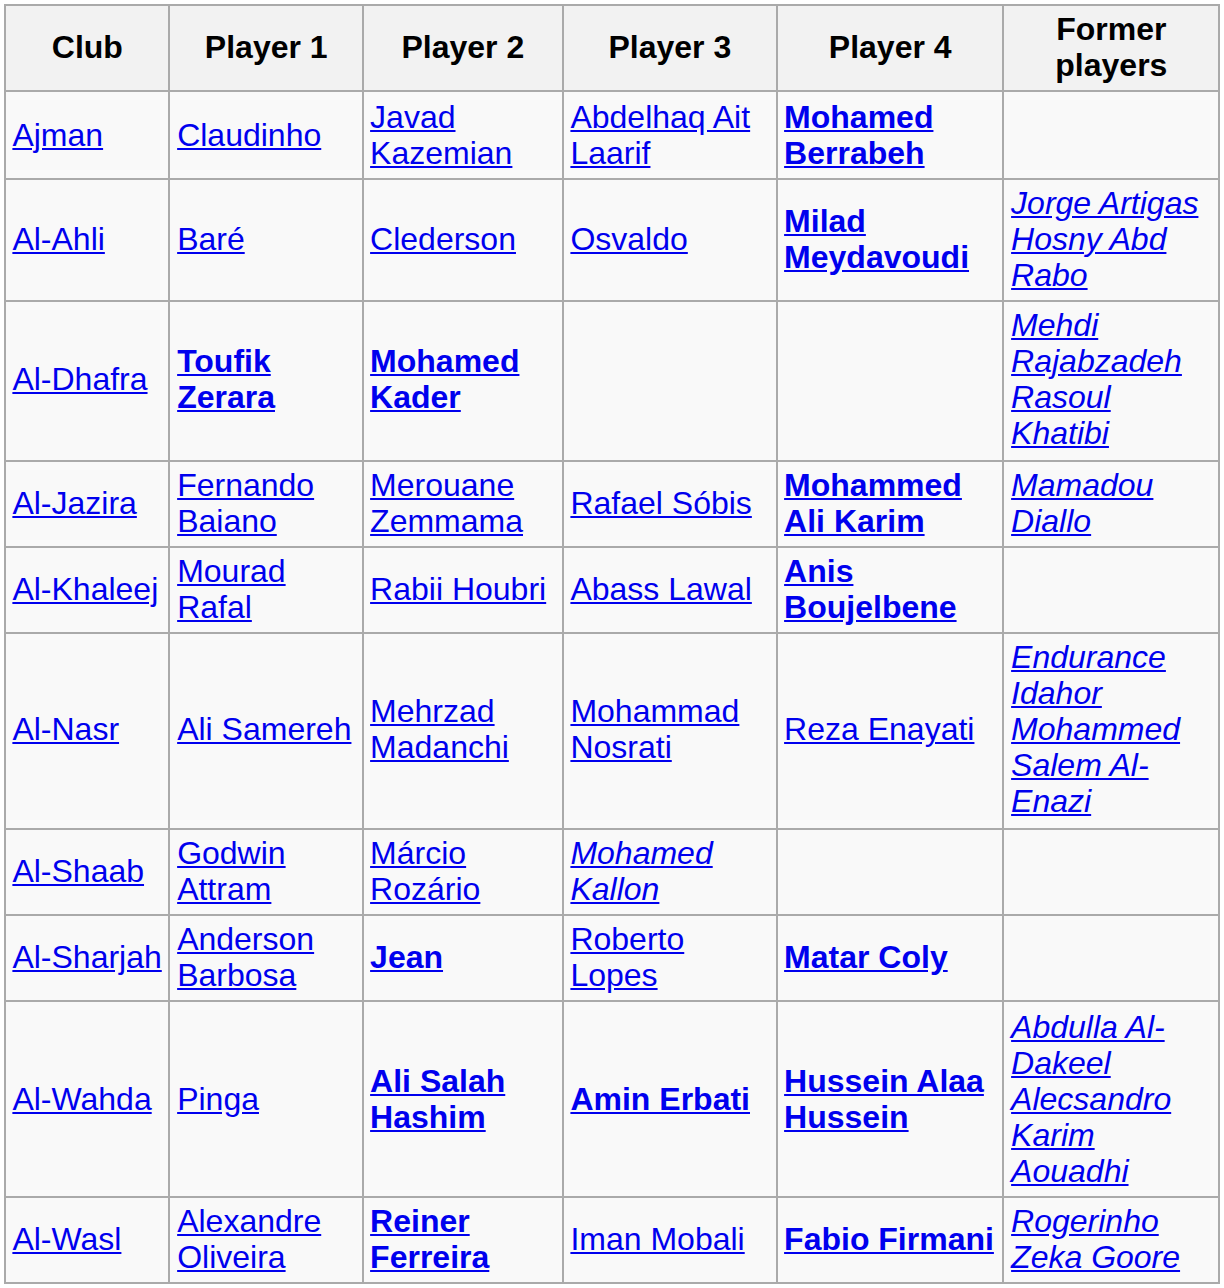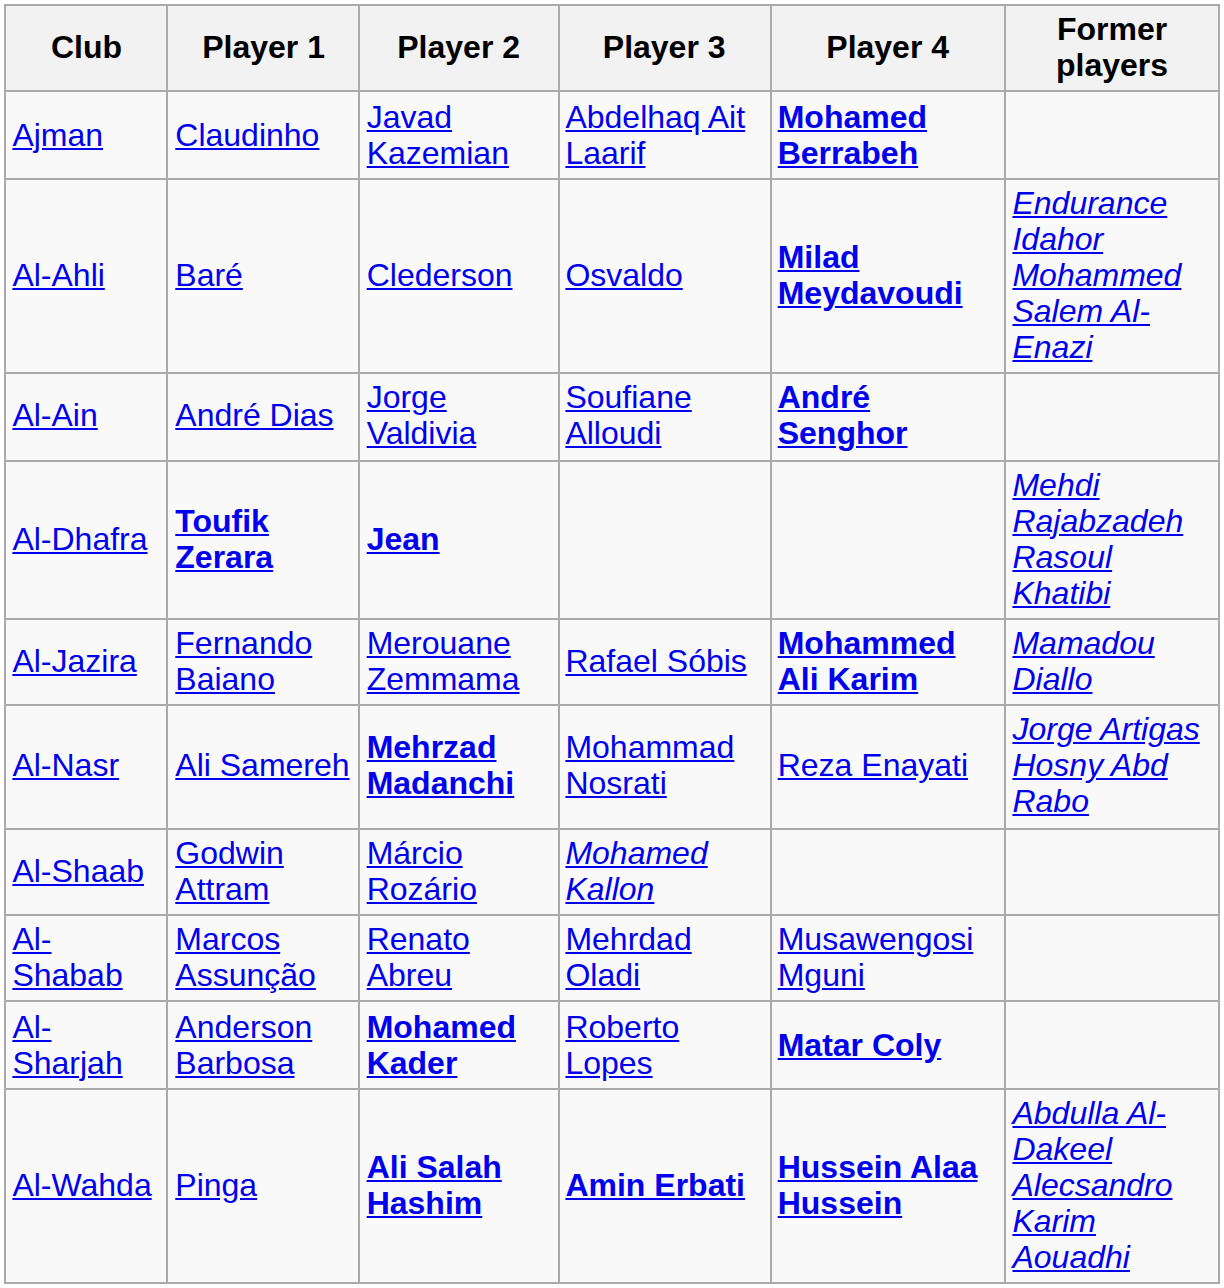(1105, 239) Jorge Artigas Hosny Abd Rabo -> (1097, 275) Endurance Idahor Mohammed Salem Al-Enazi
+ row: (55, 416)
(445, 380) Mohamed Kader -> (403, 538) Jean
- row: (85, 589)
(439, 730) normal -> (440, 766) bold
(1096, 730) Endurance Idahor Mohammed Salem Al-Enazi -> (1106, 766) Jorge Artigas Hosny Abd Rabo
+ row: (68, 957)
(407, 957) Jean -> (441, 1044) Mohamed Kader
- row: (67, 1239)
